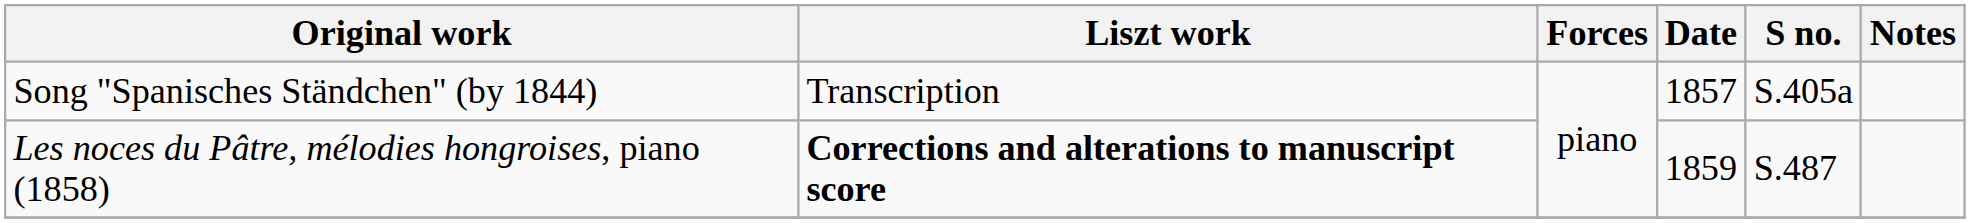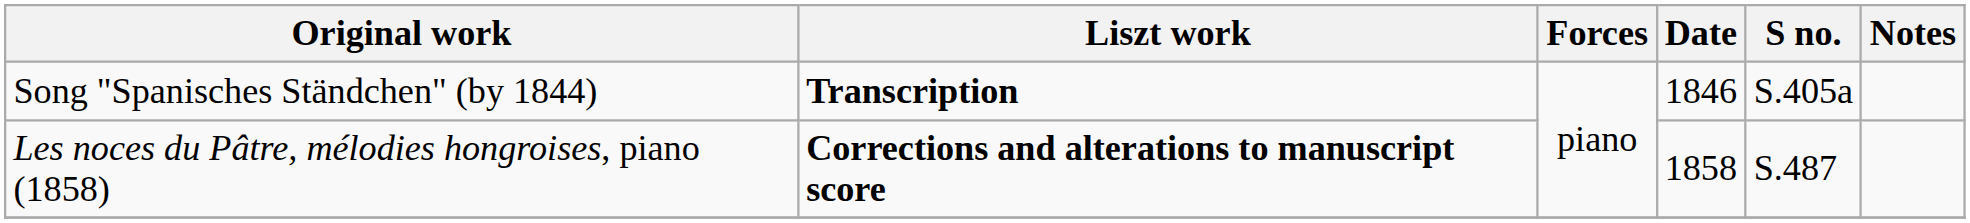(903, 90) normal -> (912, 90) bold
(1701, 90) 1857 -> (1701, 90) 1846
(1701, 168) 1859 -> (1701, 168) 1858
